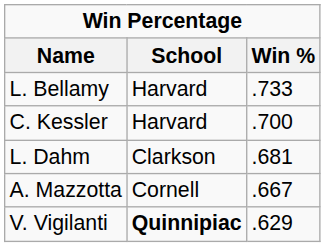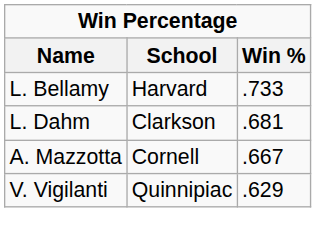- row: (59, 122)
(187, 223) bold -> (182, 190) normal
